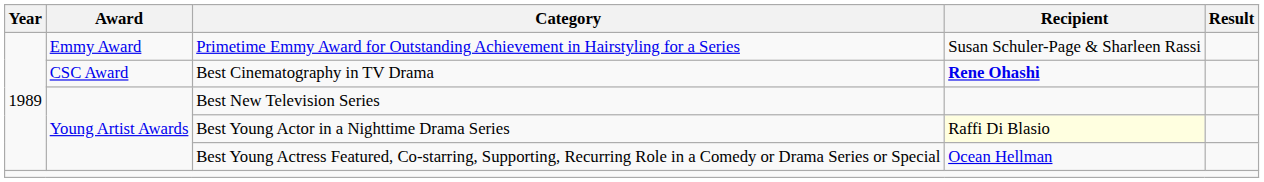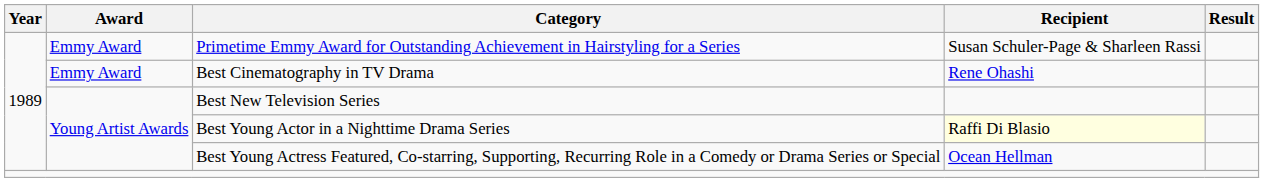(89, 73) CSC Award -> (96, 73) Emmy Award
(994, 73) bold -> (991, 73) normal
